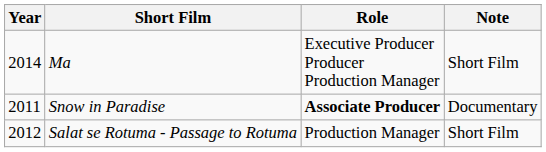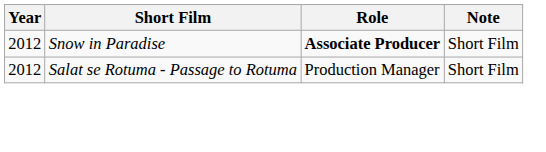- row: (60, 62)
(24, 106) 2011 -> (25, 43) 2012
(493, 106) Documentary -> (483, 43) Short Film
